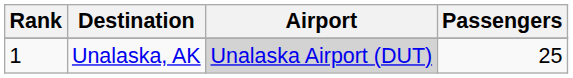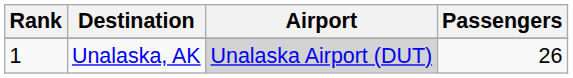(550, 55) 25 -> (550, 55) 26
